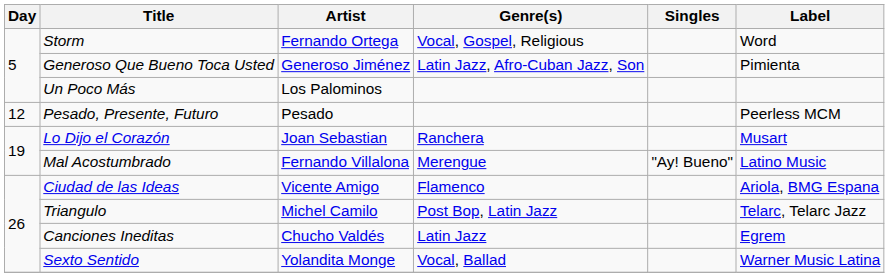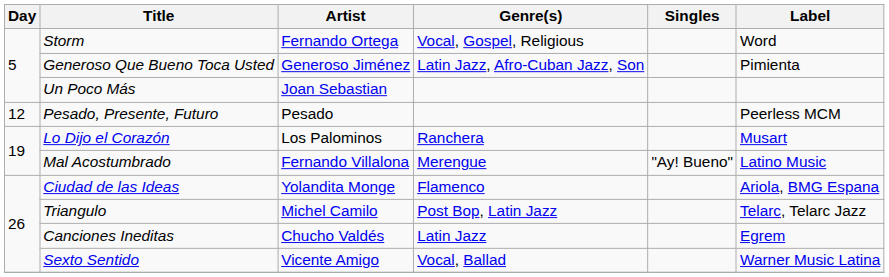(332, 89) Los Palominos -> (334, 89) Joan Sebastian
(334, 138) Joan Sebastian -> (332, 138) Los Palominos
(330, 187) Vicente Amigo -> (338, 187) Yolandita Monge
(338, 260) Yolandita Monge -> (330, 260) Vicente Amigo
